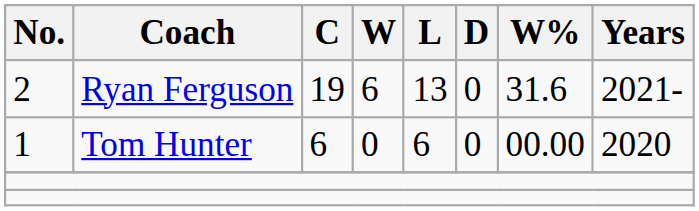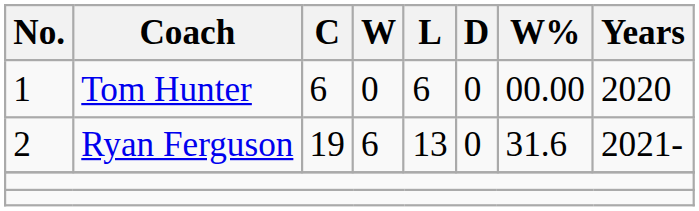rows swapped: (22, 144) <-> (22, 88)
